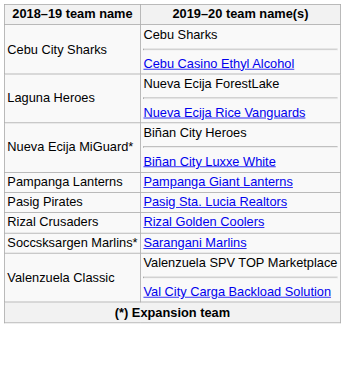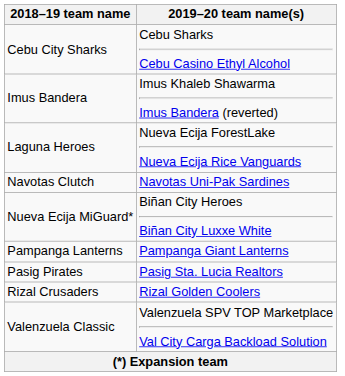+ row: (47, 98)
+ row: (51, 182)
- row: (72, 243)
